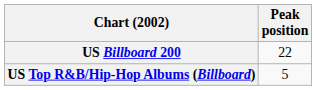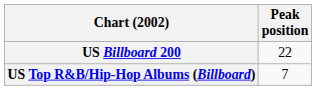(285, 74) 5 -> (285, 74) 7
